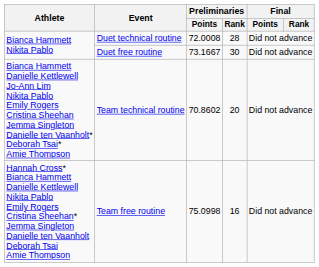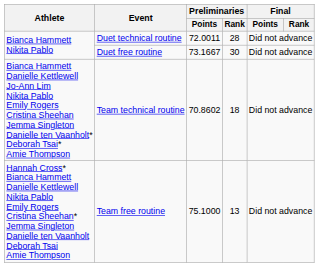(205, 39) 72.0008 -> (205, 39) 72.0011
(235, 110) 20 -> (235, 110) 18
(205, 212) 75.0998 -> (205, 212) 75.1000
(235, 212) 16 -> (235, 212) 13
